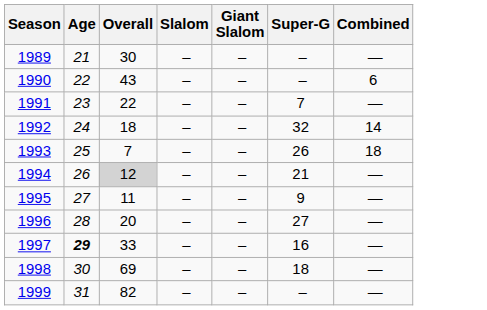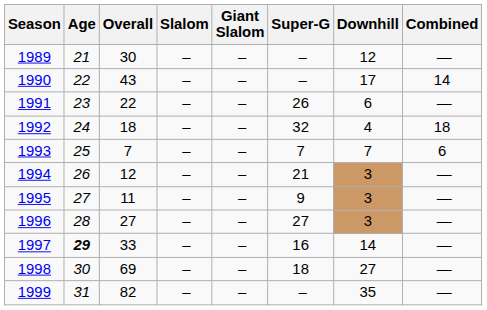+ column: (368, 24)
(373, 80) 6 -> (442, 80) 14
(301, 103) 7 -> (301, 103) 26
(373, 127) 14 -> (442, 127) 18
(301, 151) 26 -> (301, 151) 7
(373, 151) 18 -> (442, 151) 6
(128, 174) lightgrey background -> (128, 174) no background
(128, 221) 20 -> (128, 221) 27
